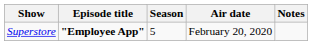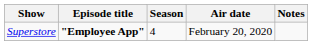(153, 31) 5 -> (153, 31) 4
